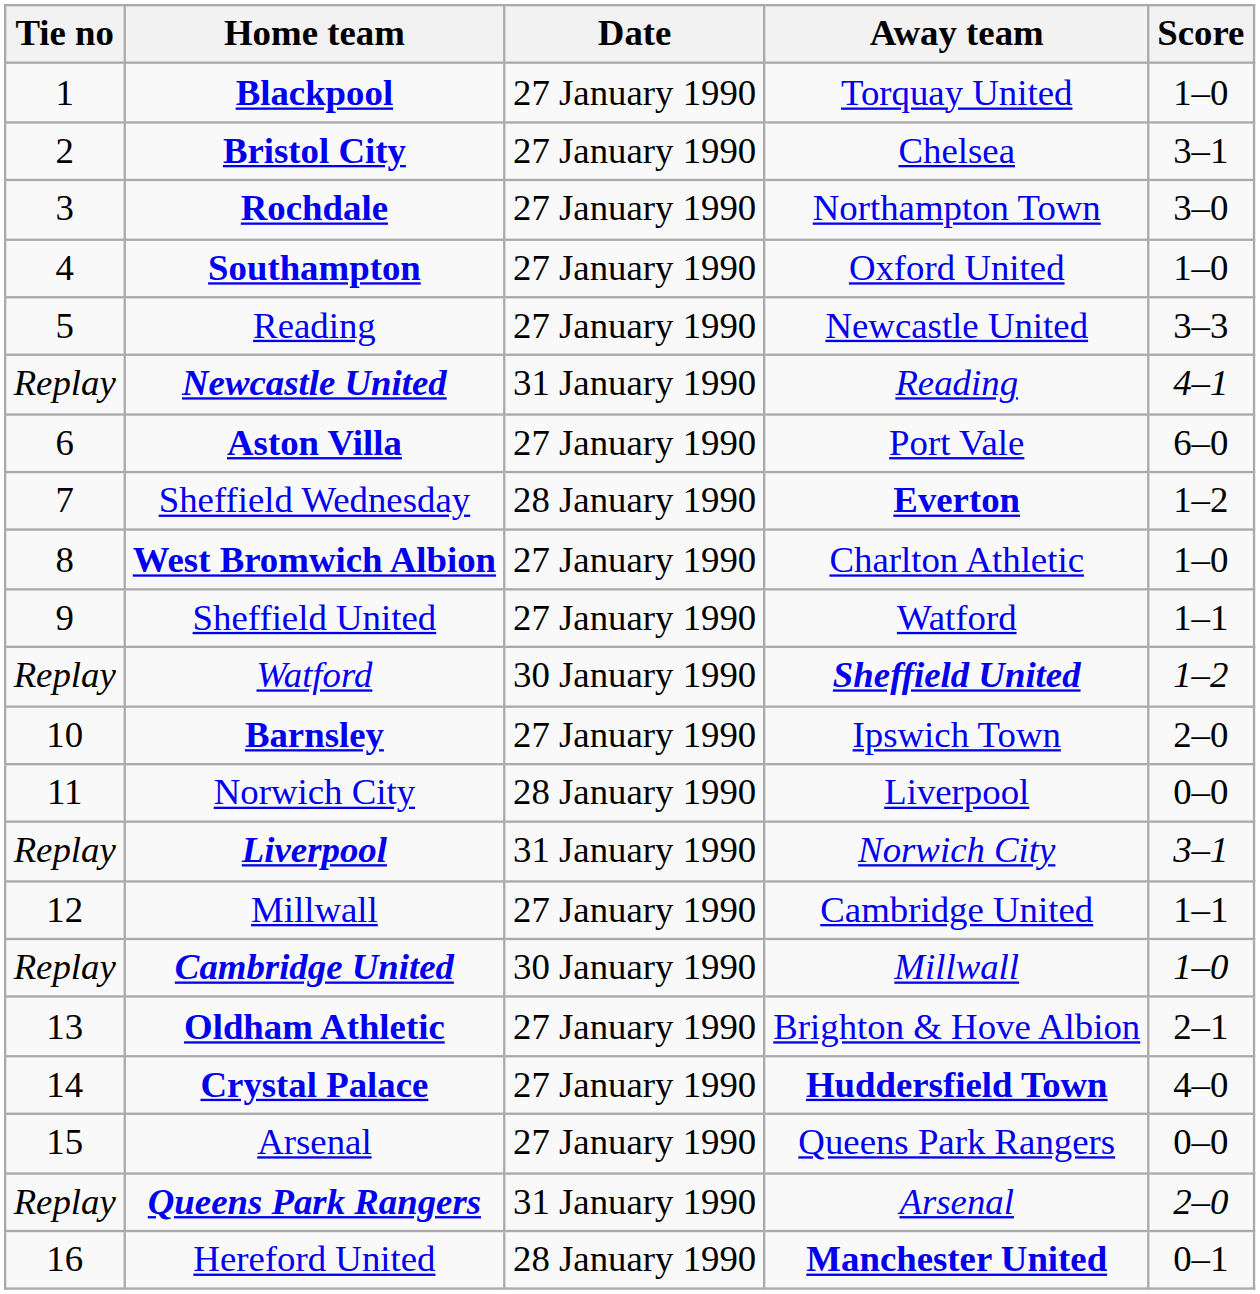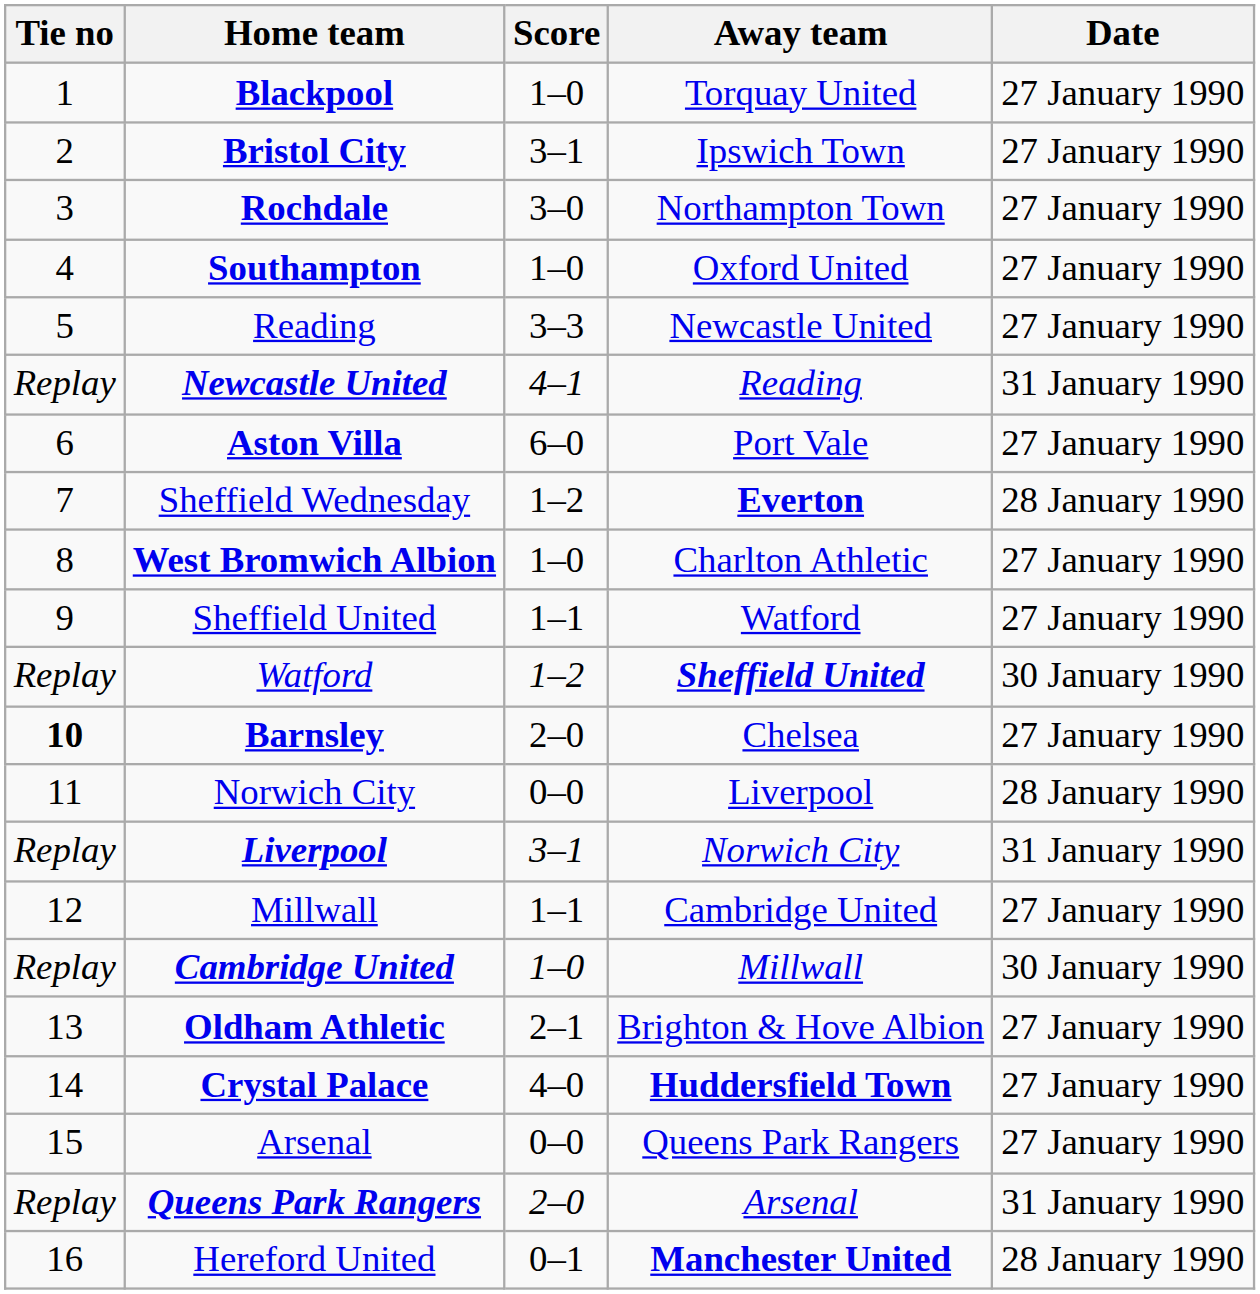columns swapped: (1201, 33) <-> (635, 33)
(957, 150) Chelsea -> (801, 150) Ipswich Town
(65, 734) normal -> (65, 734) bold
(957, 734) Ipswich Town -> (801, 734) Chelsea
